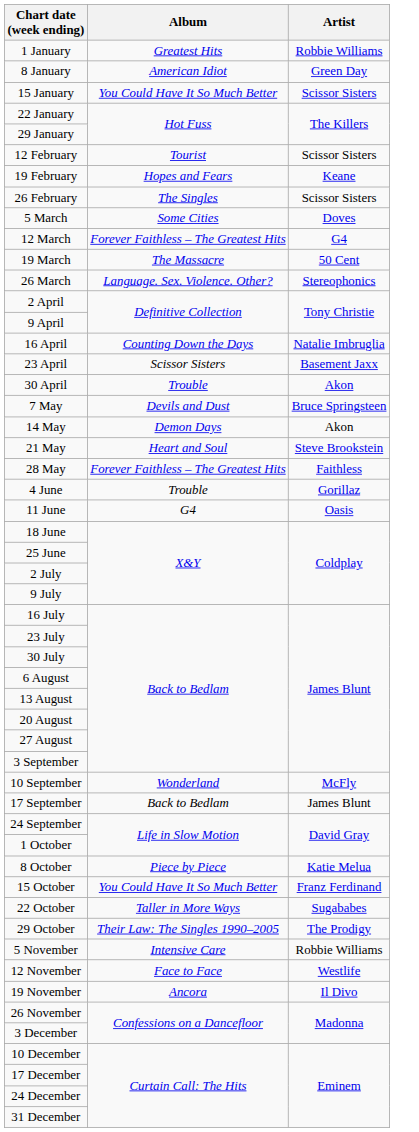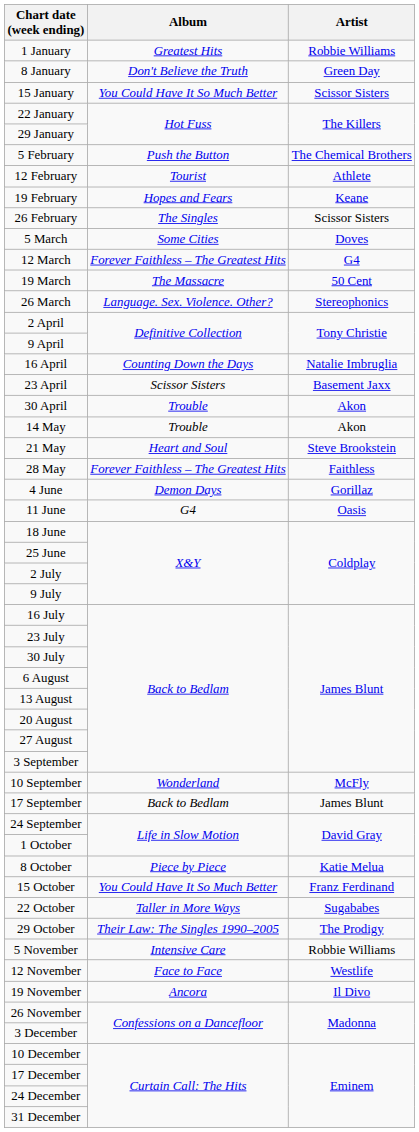(188, 71) American Idiot -> (188, 71) Don't Believe the Truth
+ row: (46, 154)
(339, 154) Scissor Sisters -> (352, 175) Athlete
- row: (46, 405)
(188, 426) Demon Days -> (188, 426) Trouble
(188, 489) Trouble -> (188, 489) Demon Days
